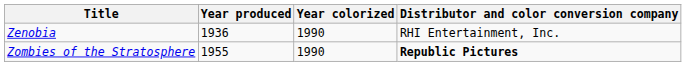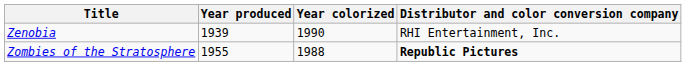(215, 33) 1936 -> (215, 33) 1939
(311, 52) 1990 -> (311, 52) 1988
